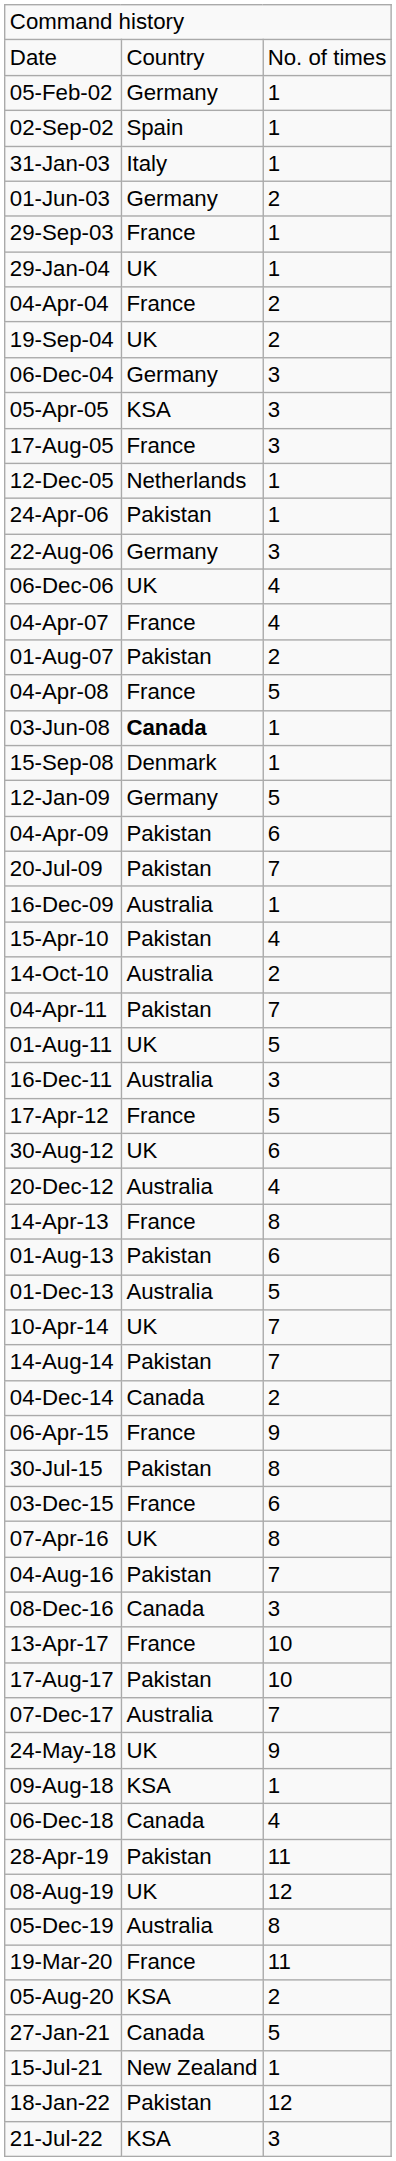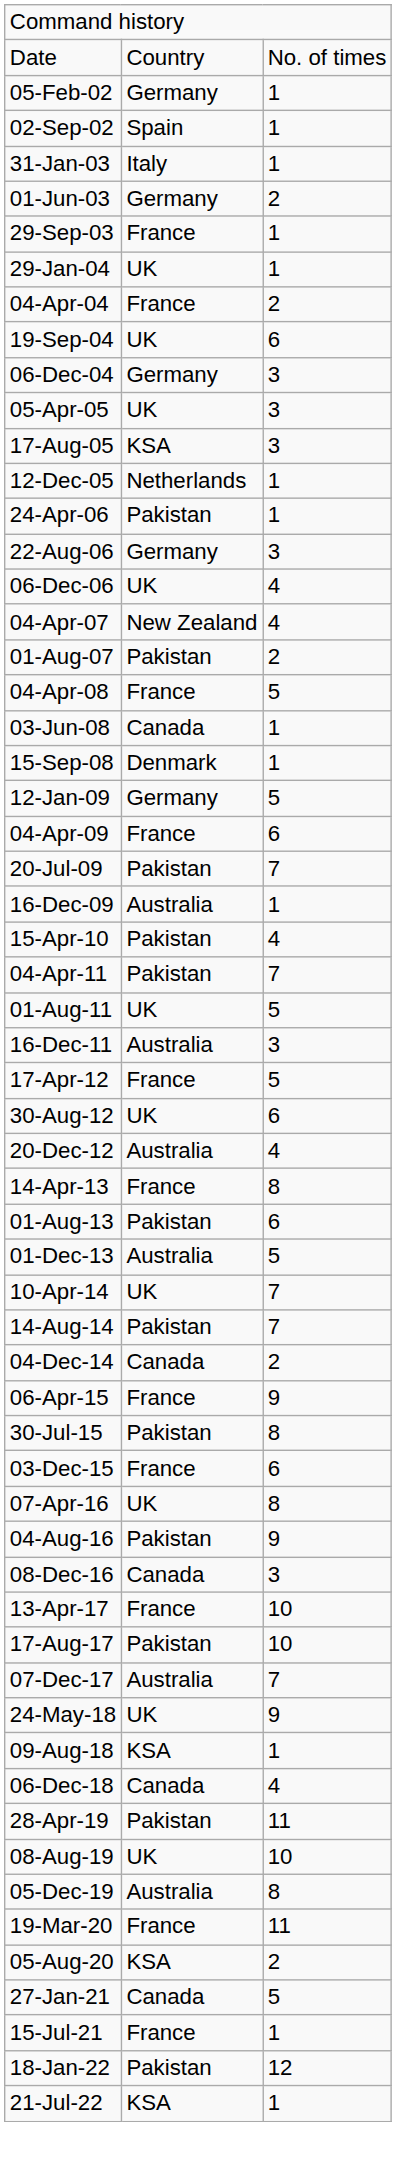(274, 339) 2 -> (274, 339) 6
(149, 410) KSA -> (142, 410) UK
(161, 445) France -> (149, 445) KSA
(161, 621) France -> (192, 621) New Zealand
(167, 727) bold -> (165, 727) normal
(169, 833) Pakistan -> (161, 833) France
- row: (59, 974)
(274, 1574) 7 -> (274, 1538) 9
(280, 1891) 12 -> (280, 1856) 10
(192, 2067) New Zealand -> (161, 2032) France
(274, 2138) 3 -> (274, 2103) 1
